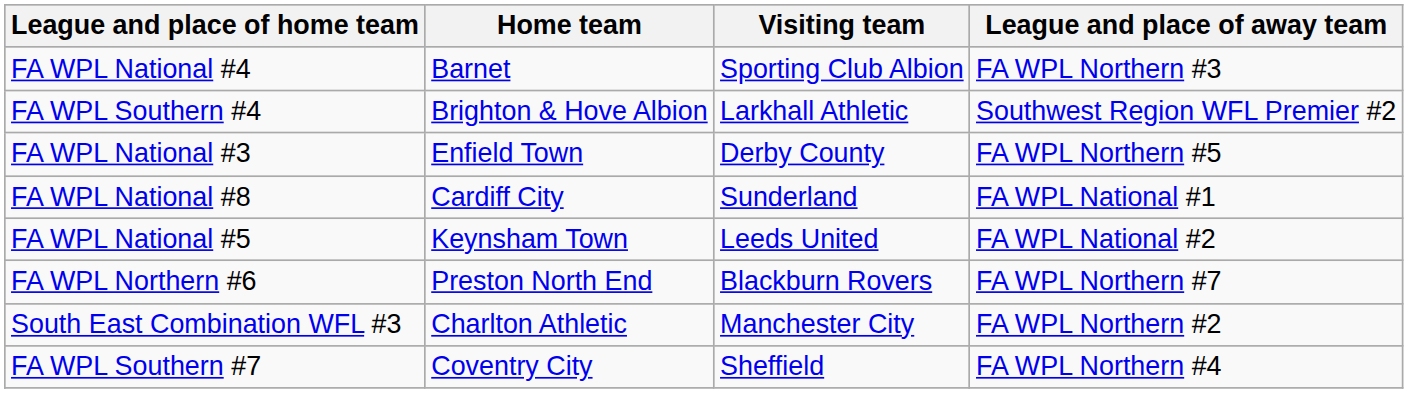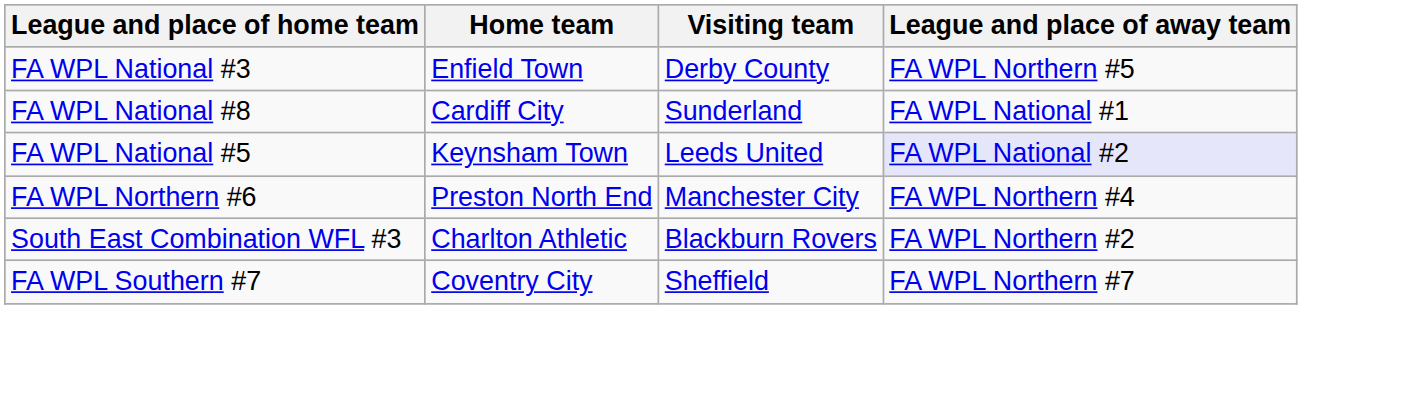- row: (131, 68)
- row: (136, 111)
(1096, 238) no background -> (1009, 153) lavender background
(826, 281) Blackburn Rovers -> (762, 196) Manchester City
(1099, 281) FA WPL Northern #7 -> (1012, 196) FA WPL Northern #4
(817, 324) Manchester City -> (771, 238) Blackburn Rovers
(1099, 366) FA WPL Northern #4 -> (1012, 281) FA WPL Northern #7
